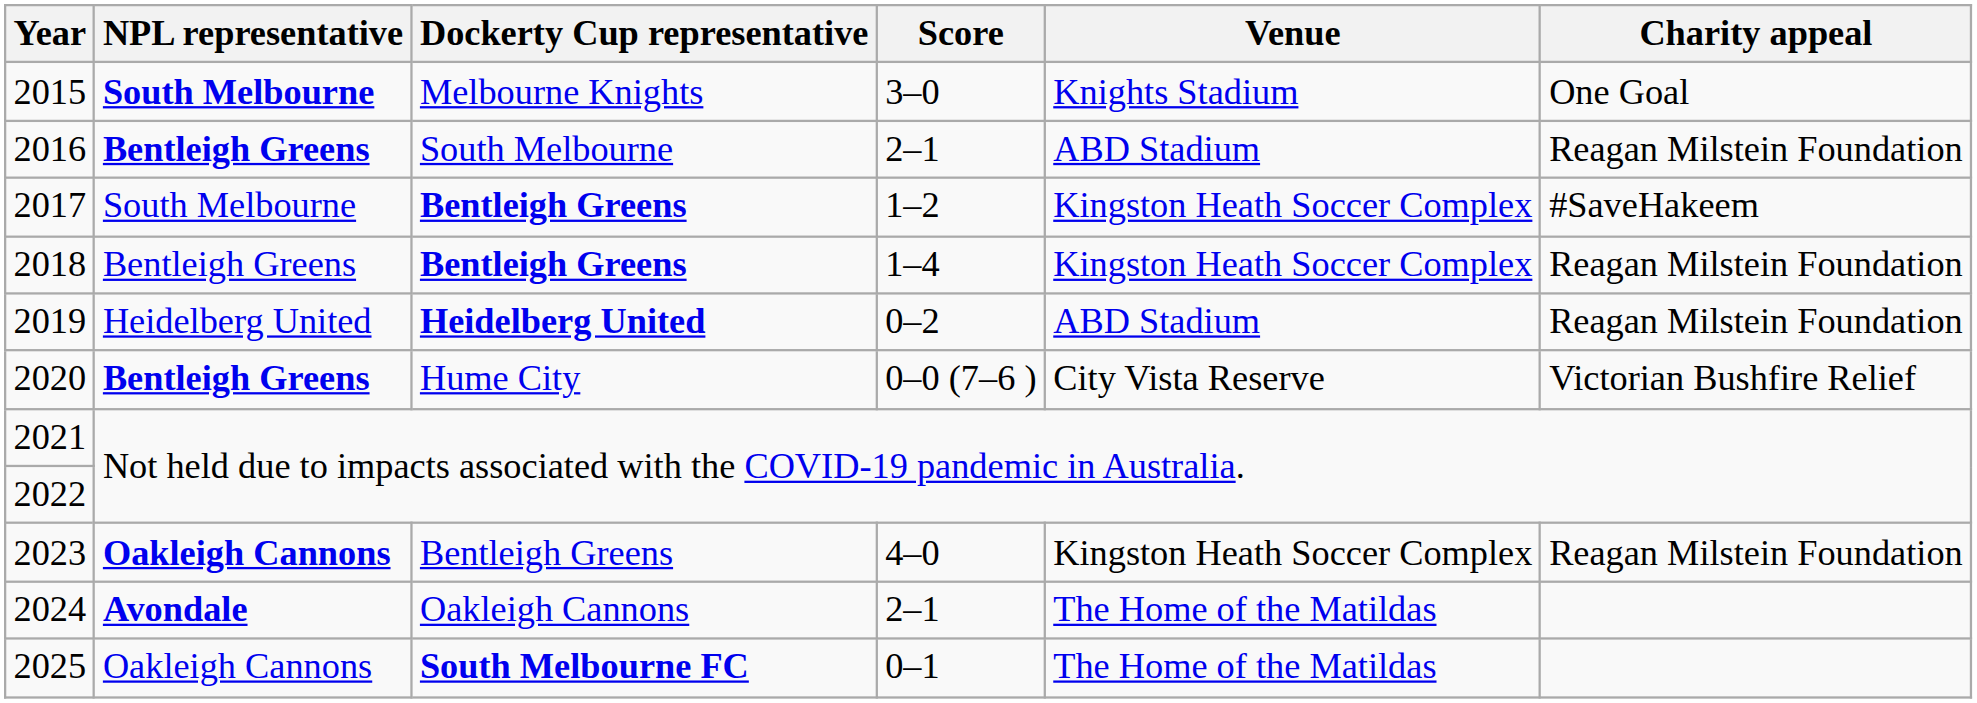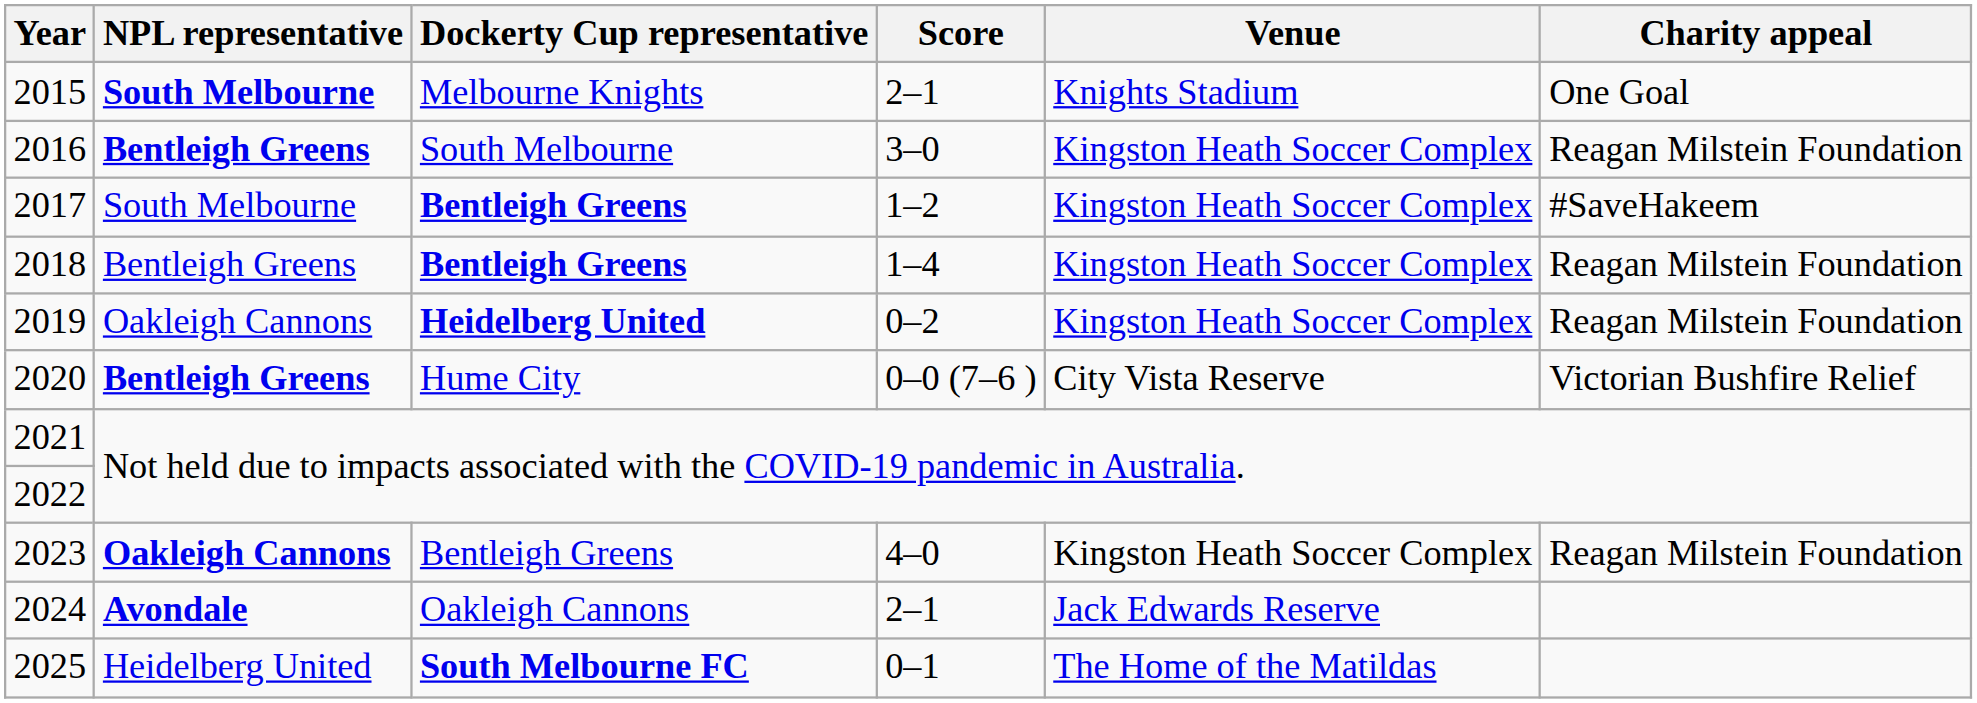(912, 90) 3–0 -> (912, 90) 2–1
(912, 148) 2–1 -> (912, 148) 3–0
(1157, 148) ABD Stadium -> (1293, 148) Kingston Heath Soccer Complex
(237, 321) Heidelberg United -> (238, 321) Oakleigh Cannons
(1157, 321) ABD Stadium -> (1293, 321) Kingston Heath Soccer Complex
(1245, 609) The Home of the Matildas -> (1217, 609) Jack Edwards Reserve
(238, 666) Oakleigh Cannons -> (237, 666) Heidelberg United
